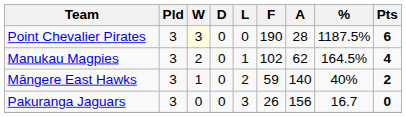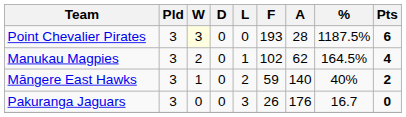(271, 36) 190 -> (271, 36) 193
(300, 101) 156 -> (300, 101) 176
